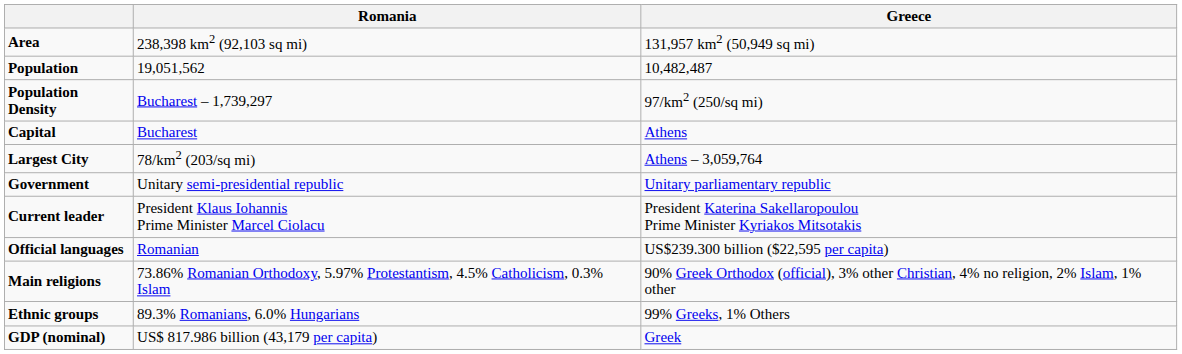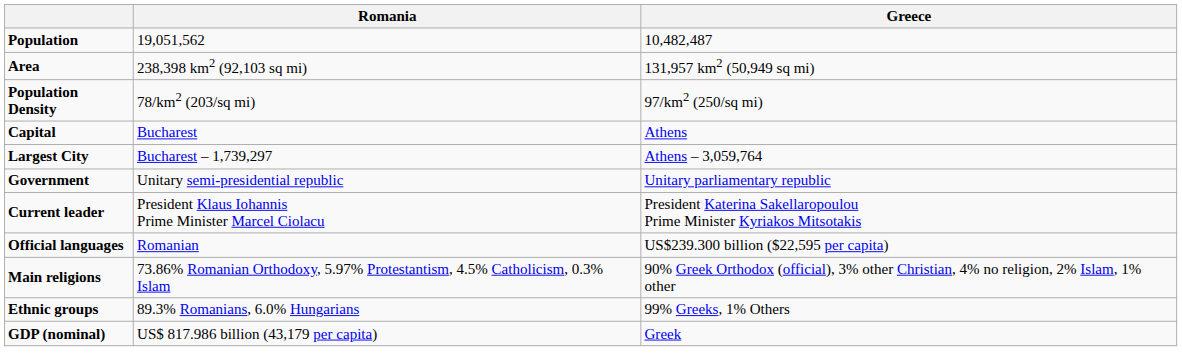rows swapped: (43, 68) <-> (24, 42)
(205, 100) Bucharest – 1,739,297 -> (196, 100) 78/km2 (203/sq mi)
(196, 158) 78/km2 (203/sq mi) -> (205, 156) Bucharest – 1,739,297
